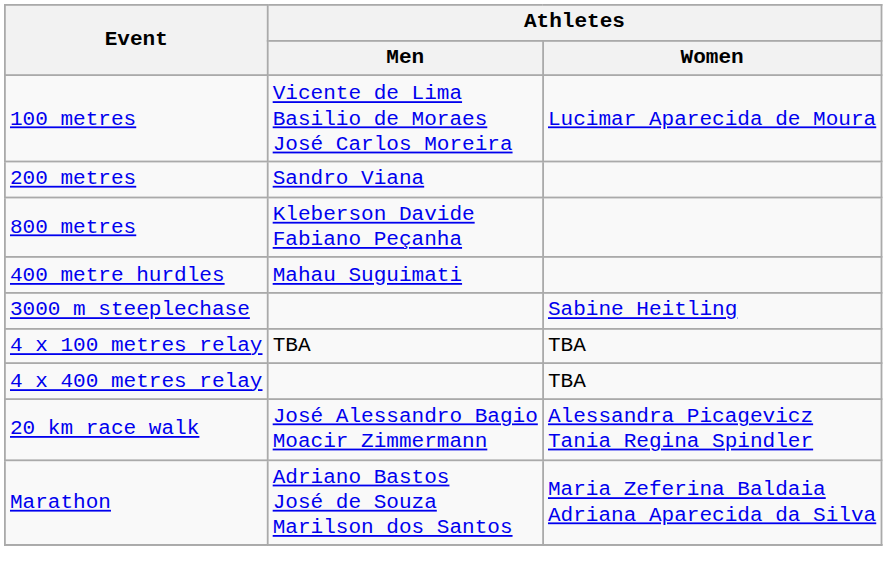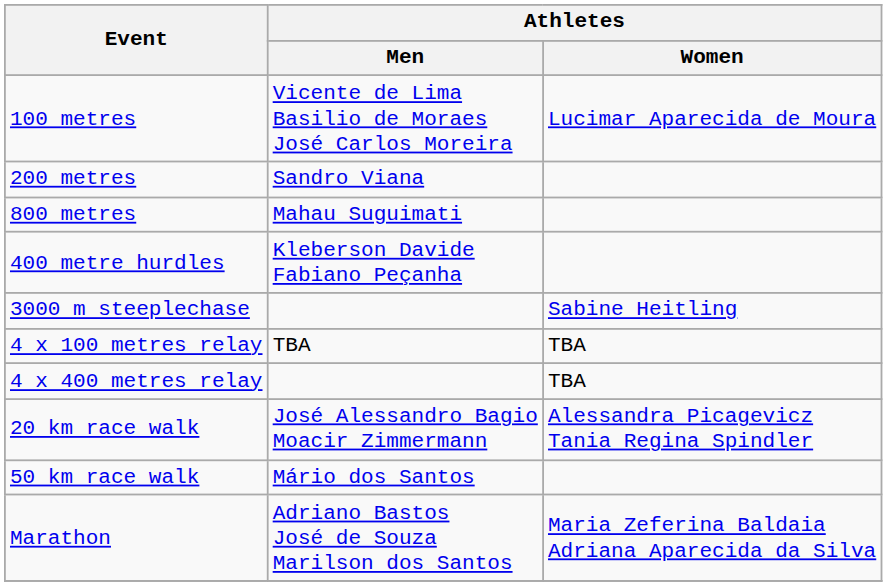(374, 227) Kleberson Davide Fabiano Peçanha -> (367, 214) Mahau Suguimati
(367, 275) Mahau Suguimati -> (374, 262) Kleberson Davide Fabiano Peçanha
+ row: (105, 477)
